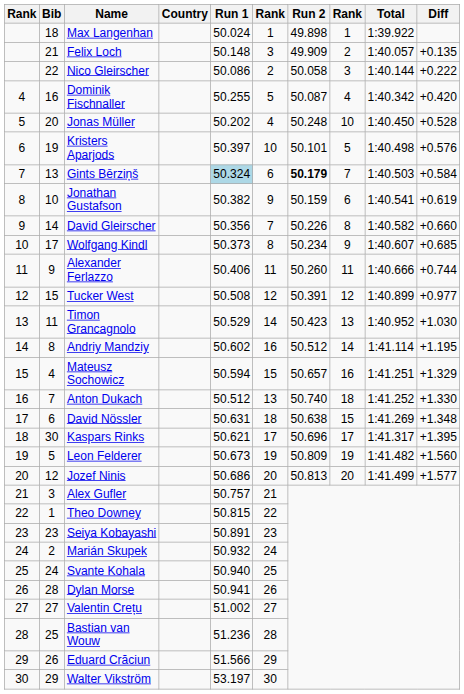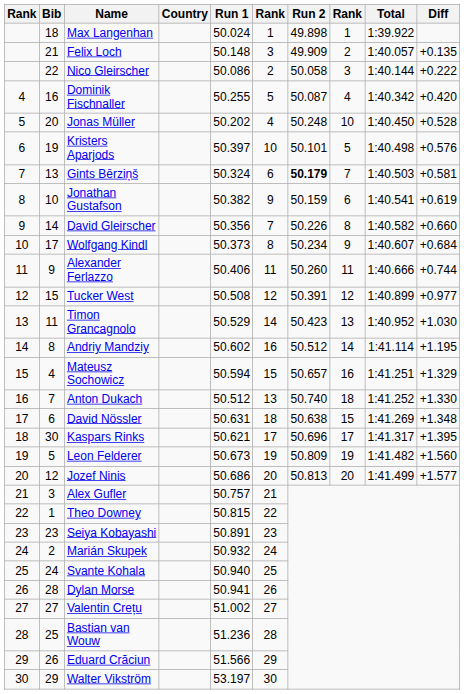(232, 174) lightblue background -> (232, 174) no background
(438, 174) +0.584 -> (438, 174) +0.581
(438, 244) +0.685 -> (438, 244) +0.684
